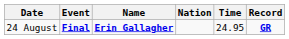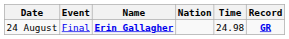(76, 27) bold -> (76, 27) normal
(230, 27) 24.95 -> (230, 27) 24.98
